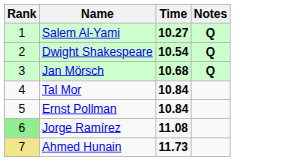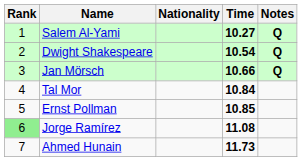+ column: (189, 14)
(173, 71) 10.68 -> (240, 71) 10.66
(173, 109) 10.84 -> (240, 109) 10.85
(22, 147) khaki background -> (22, 147) no background
